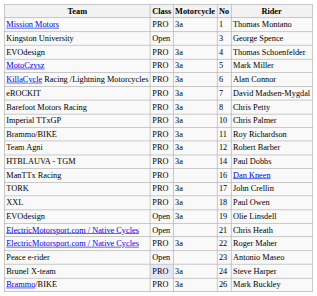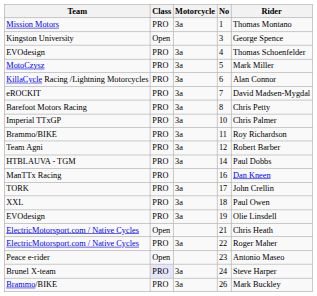(161, 216) Open -> (160, 216) PRO
